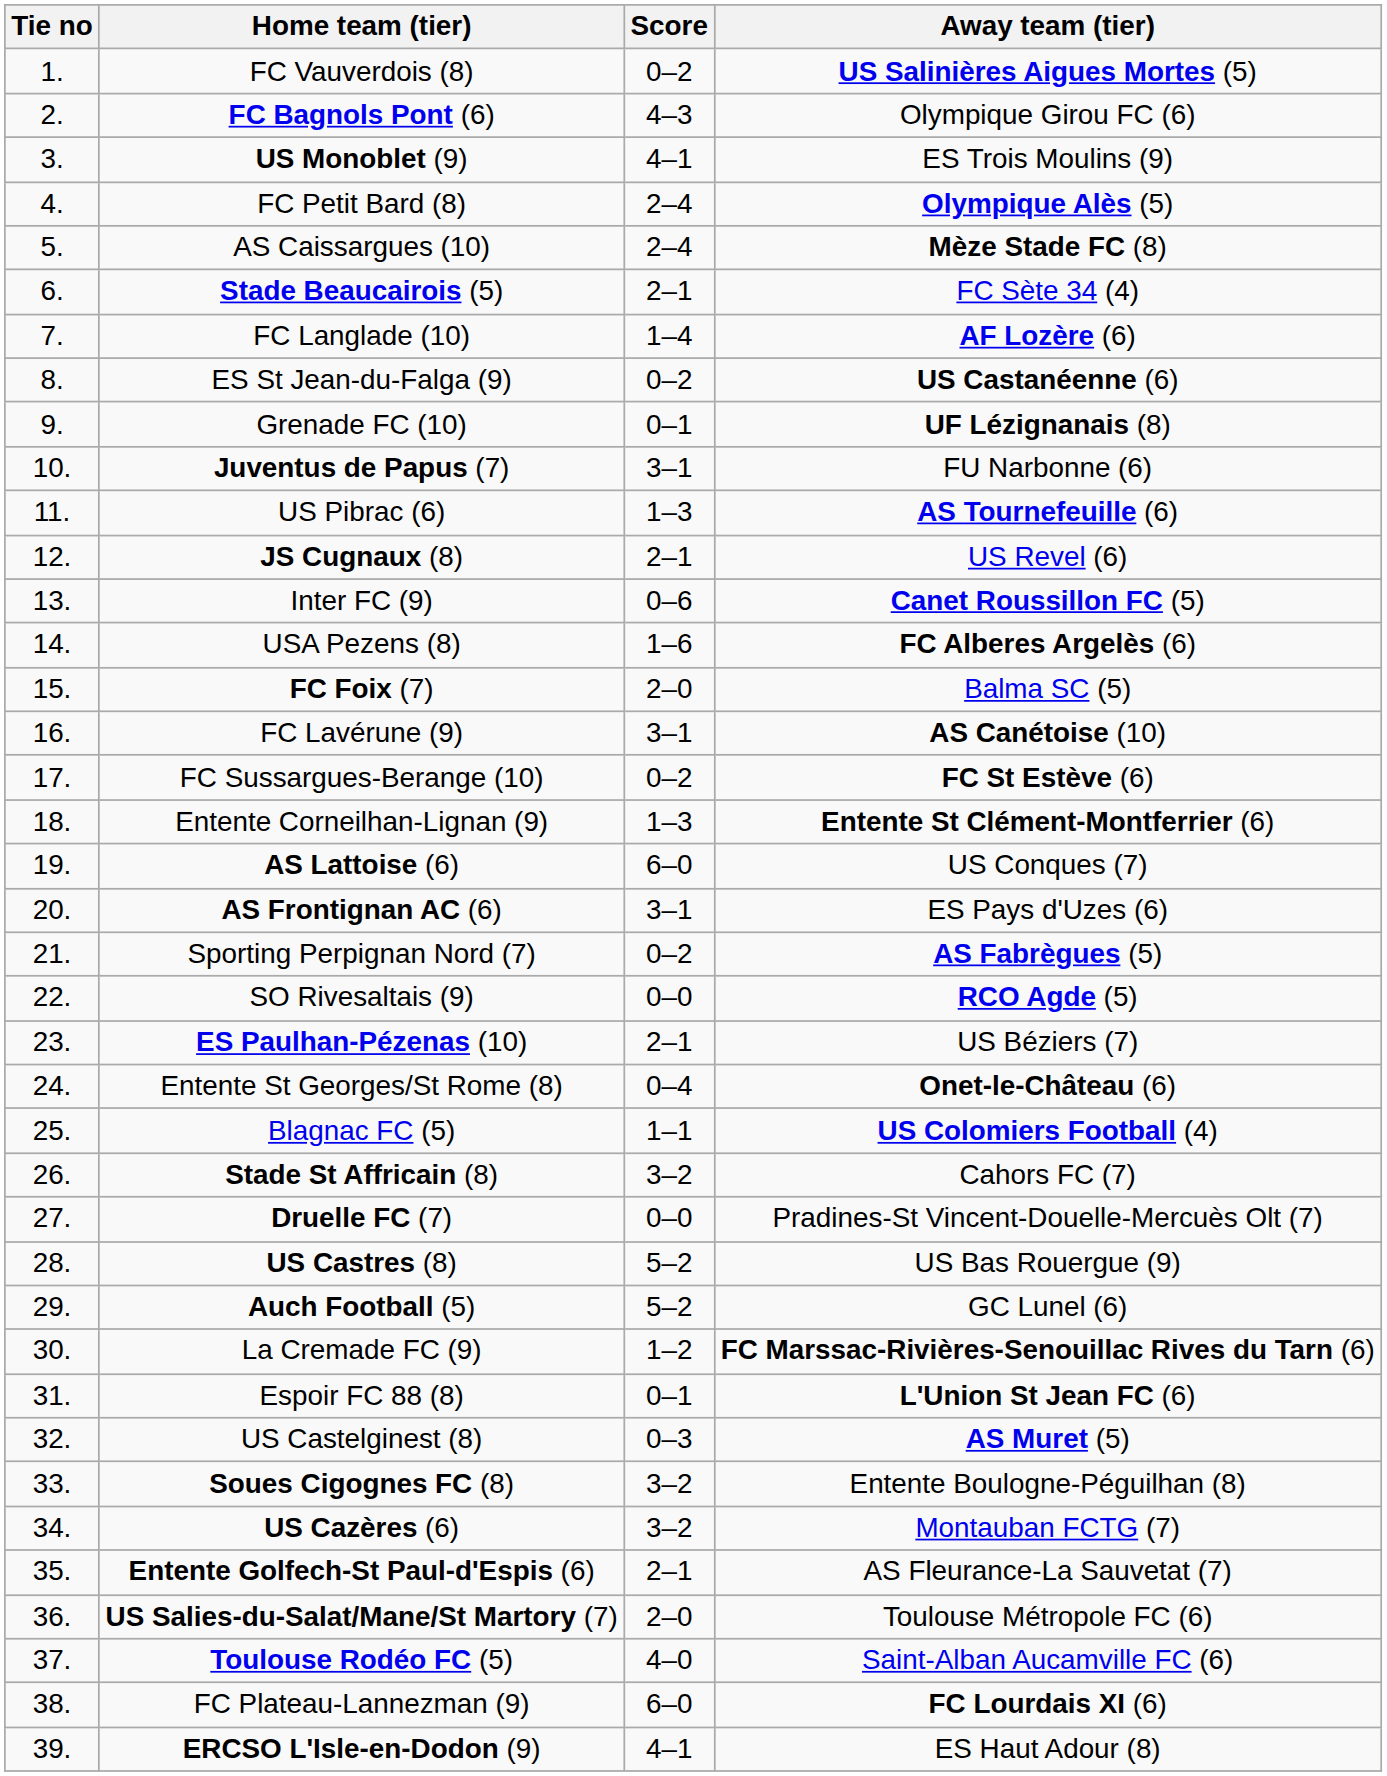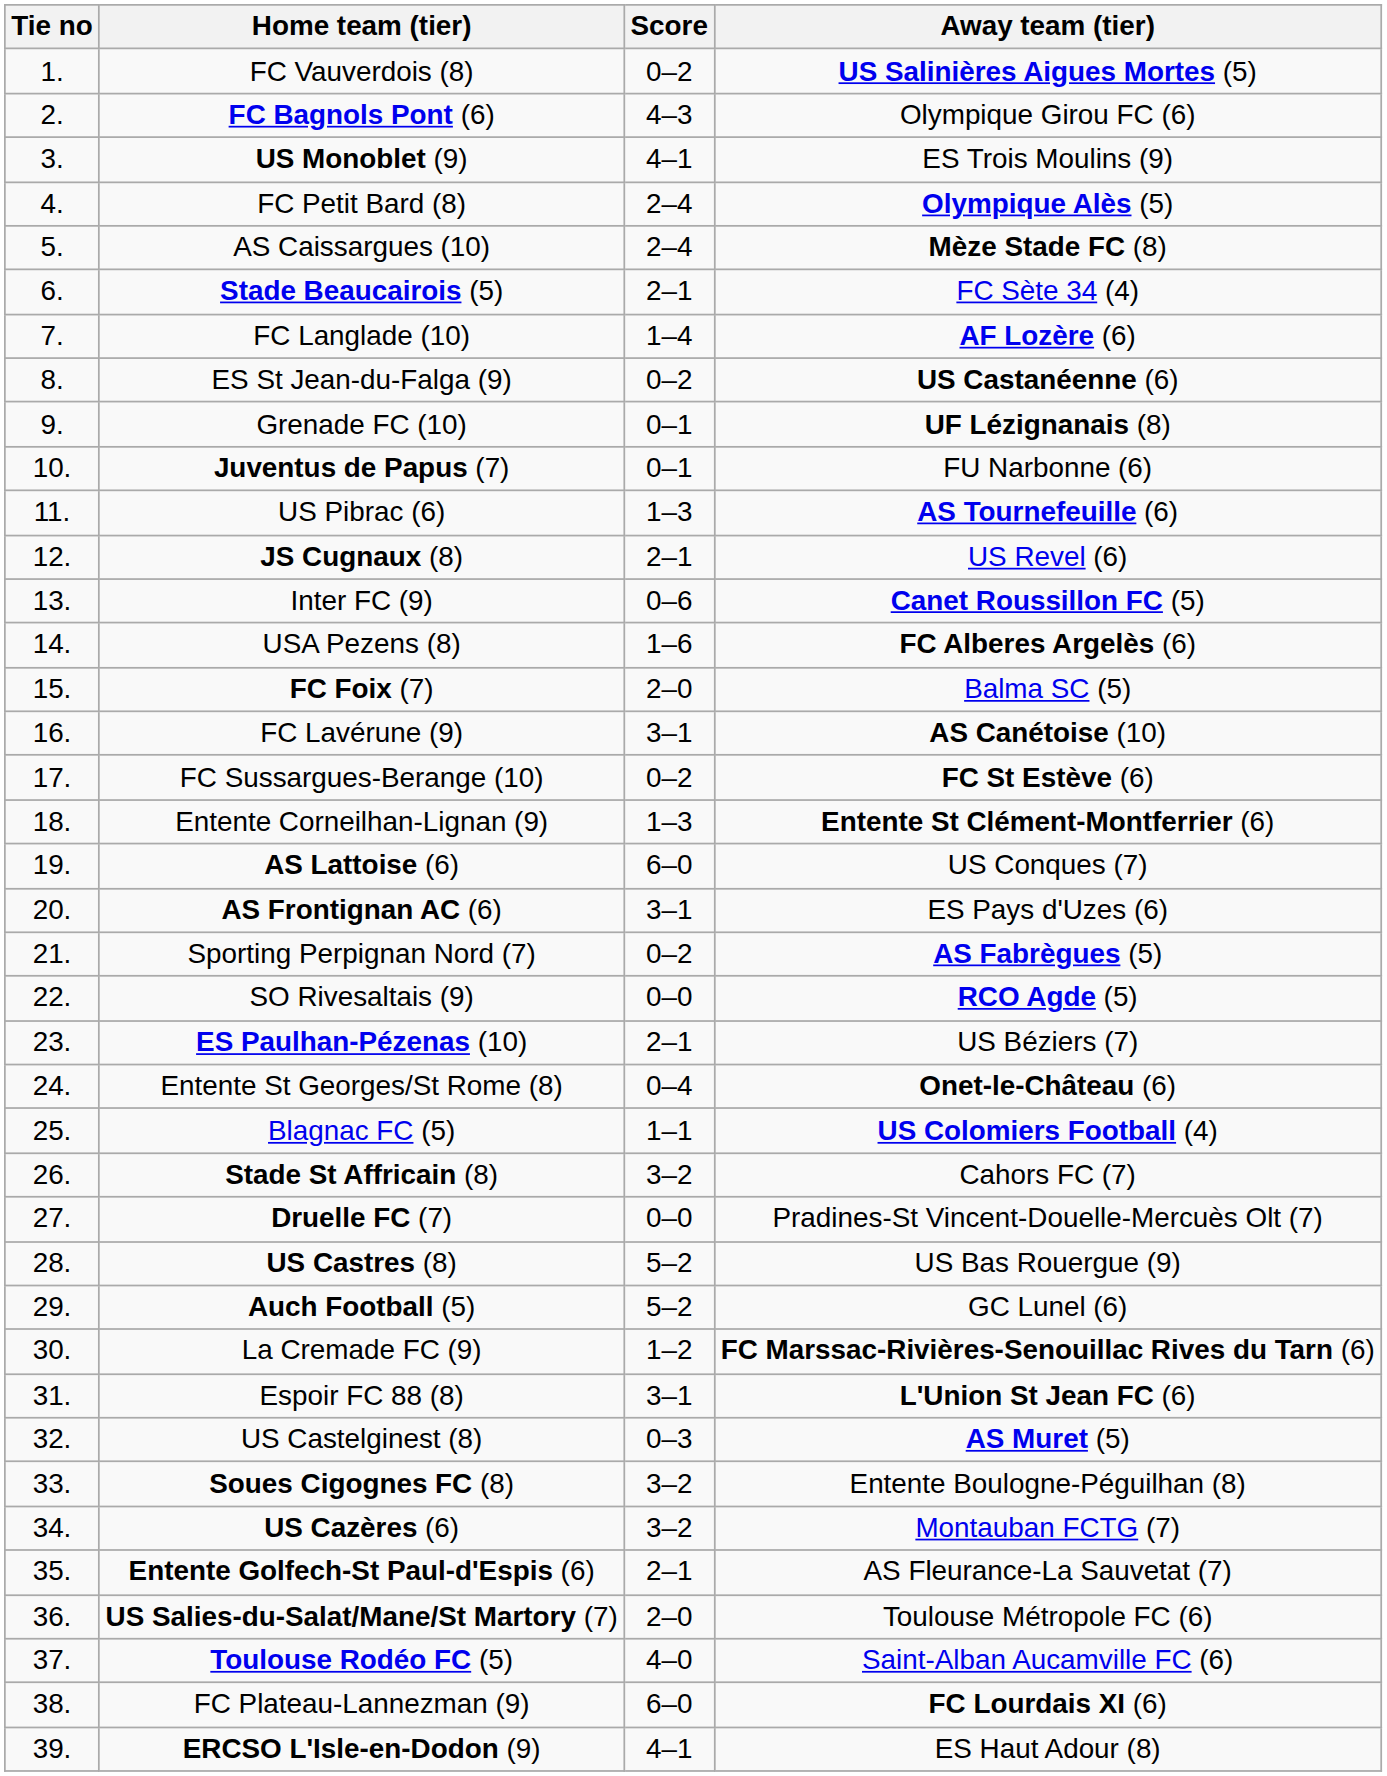(669, 468) 3–1 -> (669, 468) 0–1
(669, 1395) 0–1 -> (669, 1395) 3–1
